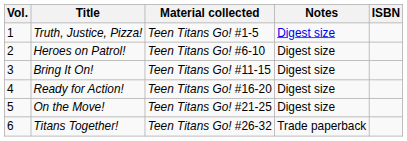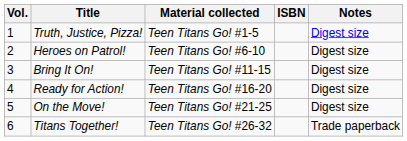columns swapped: (386, 13) <-> (322, 13)
